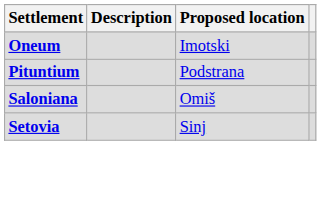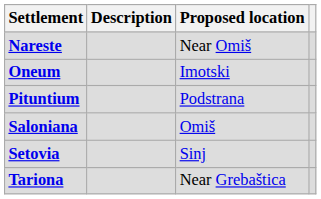+ row: (35, 45)
+ row: (36, 180)
